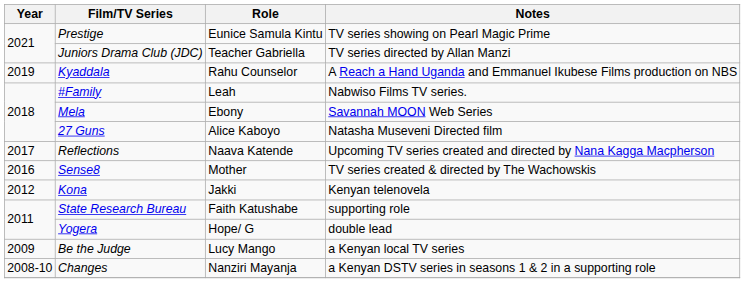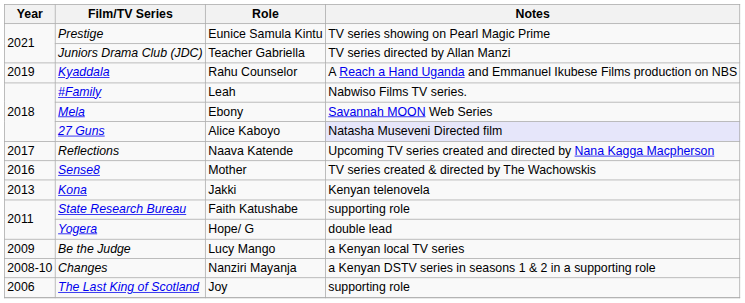(415, 131) no background -> (415, 131) lavender background
(21, 190) 2012 -> (21, 190) 2013
+ row: (129, 287)
